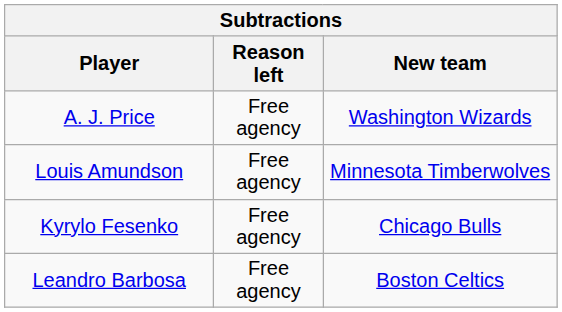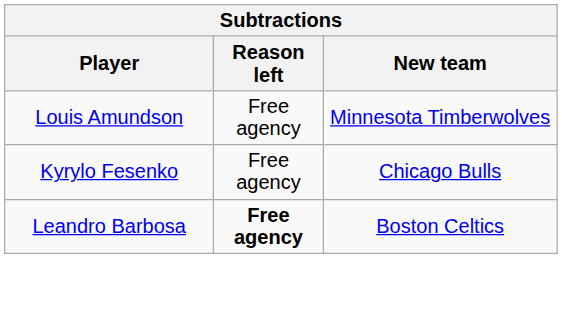- row: (109, 117)
(268, 280) normal -> (268, 225) bold
